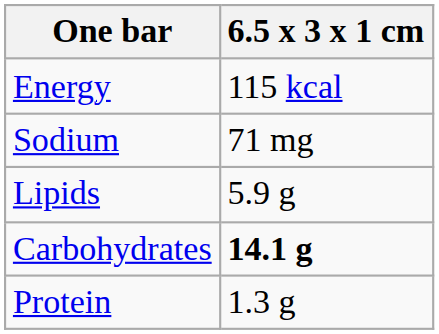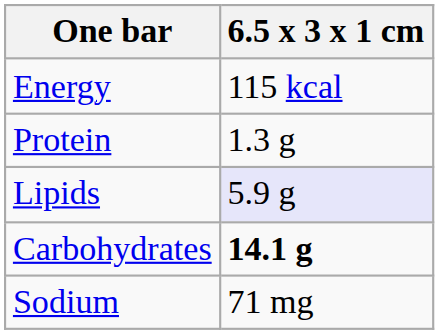rows swapped: (62, 301) <-> (66, 139)
(261, 193) no background -> (261, 193) lavender background
